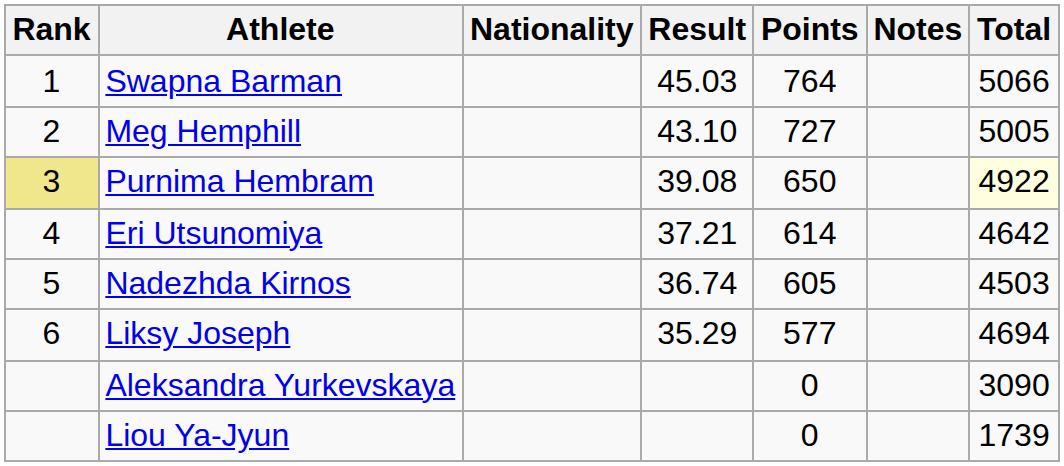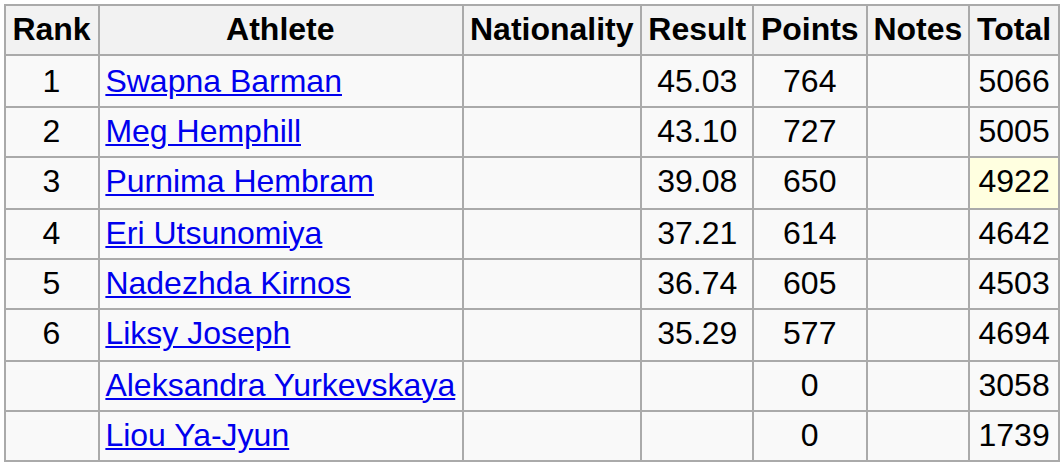(52, 182) khaki background -> (52, 182) no background
(1014, 385) 3090 -> (1014, 385) 3058
